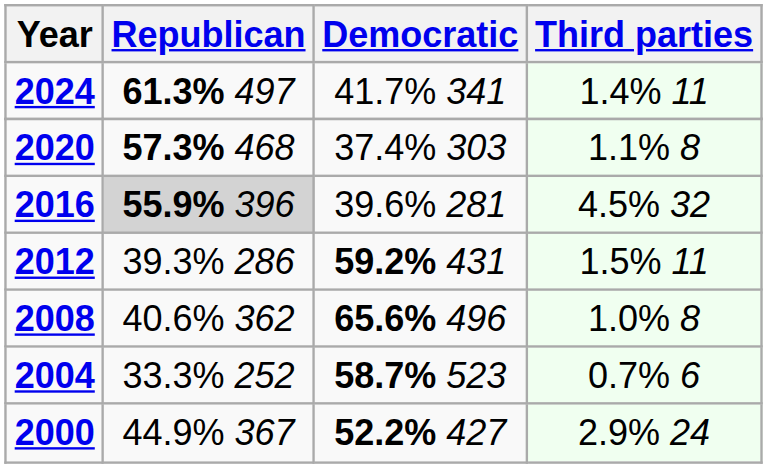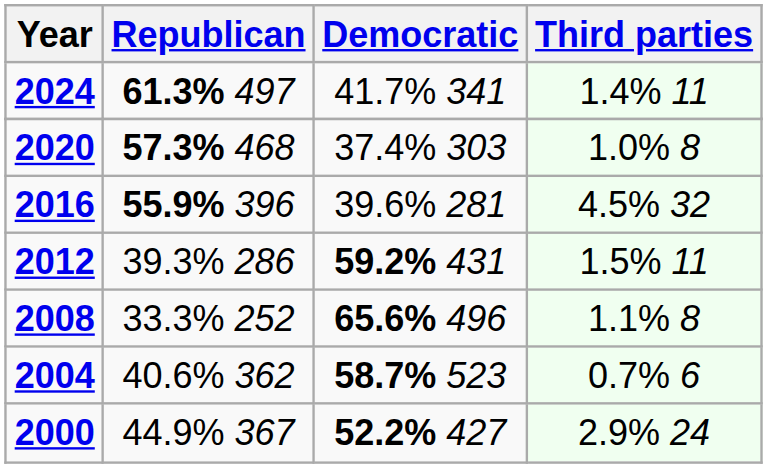(644, 148) 1.1% 8 -> (644, 148) 1.0% 8
(209, 205) lightgrey background -> (209, 205) no background
(209, 319) 40.6% 362 -> (209, 319) 33.3% 252
(644, 319) 1.0% 8 -> (644, 319) 1.1% 8
(209, 376) 33.3% 252 -> (209, 376) 40.6% 362
